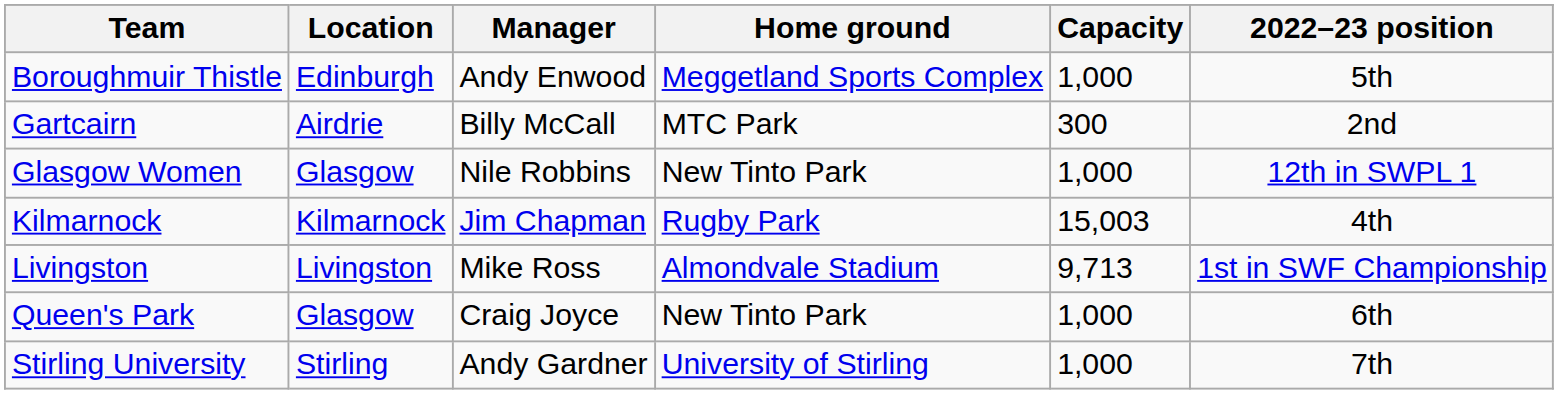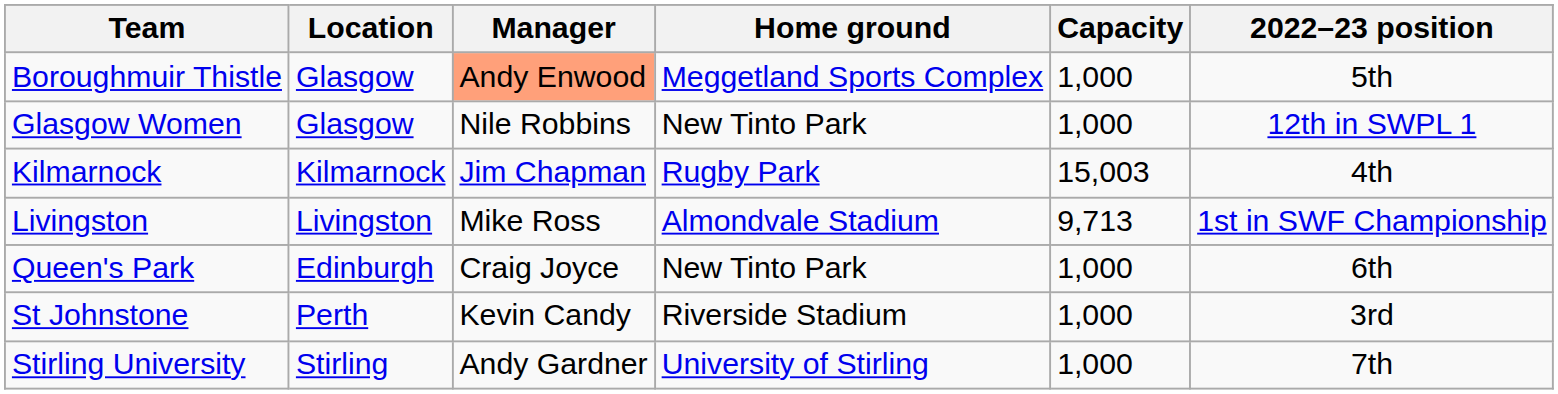(365, 76) Edinburgh -> (355, 76) Glasgow
(553, 76) no background -> (553, 76) lightsalmon background
- row: (74, 124)
(355, 316) Glasgow -> (365, 268) Edinburgh
+ row: (100, 316)
